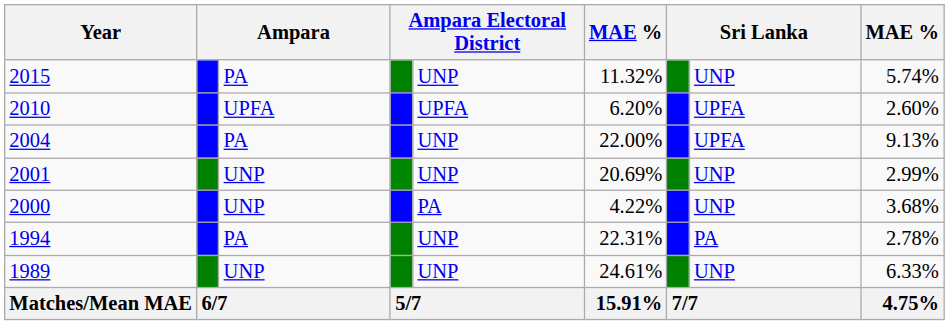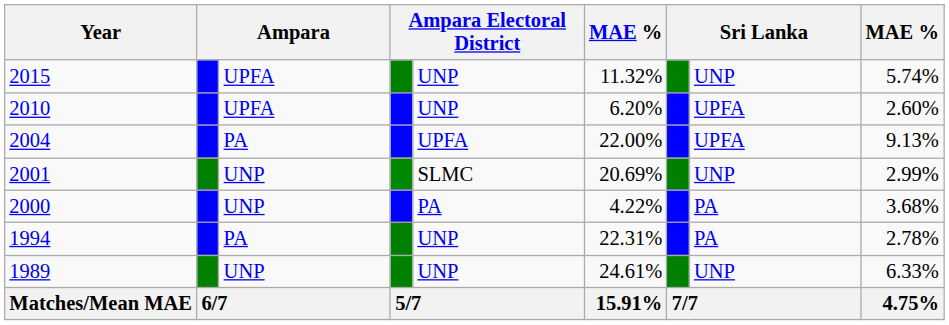(236, 76) PA -> (249, 76) UPFA
(443, 108) UPFA -> (438, 108) UNP
(438, 141) UNP -> (443, 141) UPFA
(438, 173) UNP -> (445, 173) SLMC
(714, 206) UNP -> (706, 206) PA
